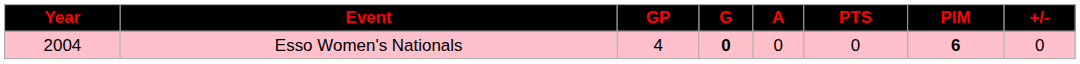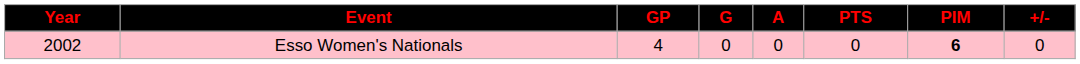(62, 44) 2004 -> (62, 44) 2002
(726, 44) bold -> (726, 44) normal
